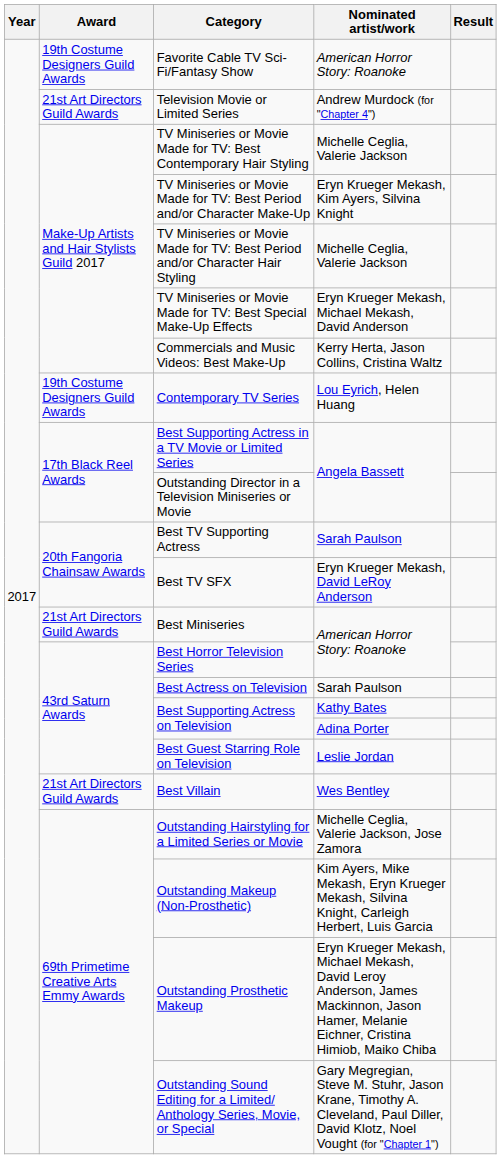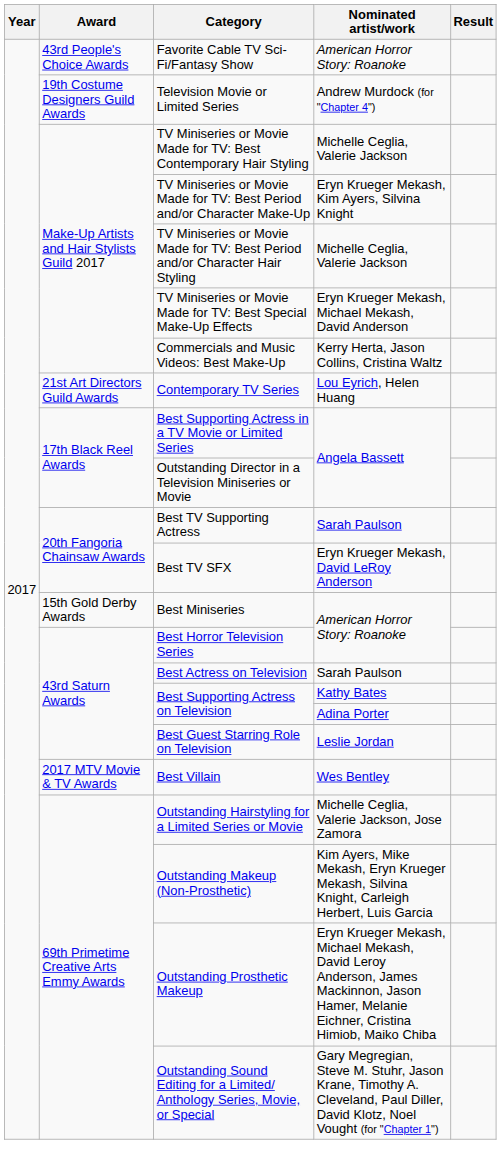(88, 64) 19th Costume Designers Guild Awards -> (85, 57) 43rd People's Choice Awards
(92, 106) 21st Art Directors Guild Awards -> (88, 99) 19th Costume Designers Guild Awards
(88, 397) 19th Costume Designers Guild Awards -> (92, 390) 21st Art Directors Guild Awards
(92, 624) 21st Art Directors Guild Awards -> (89, 610) 15th Gold Derby Awards
(92, 791) 21st Art Directors Guild Awards -> (91, 777) 2017 MTV Movie & TV Awards
